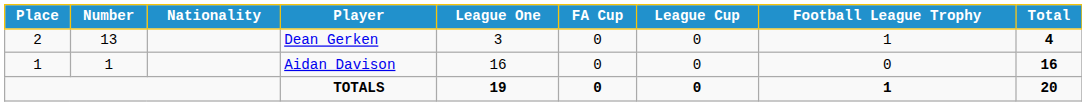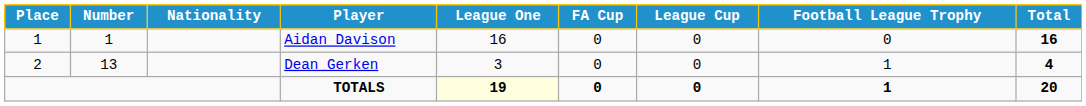rows swapped: (340, 64) <-> (331, 40)
(498, 88) no background -> (498, 88) lightyellow background
